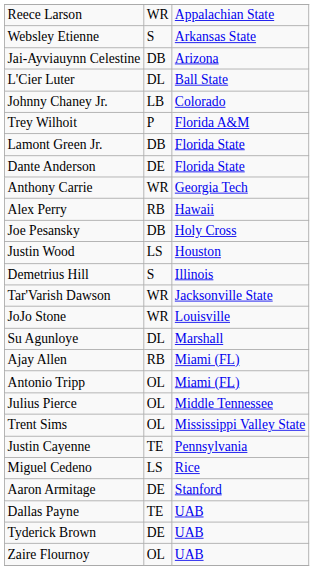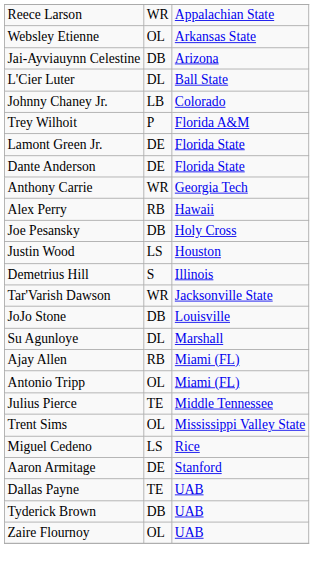(150, 36) S -> (156, 36) OL
(156, 144) DB -> (156, 144) DE
(158, 317) WR -> (156, 317) DB
(156, 403) OL -> (155, 403) TE
- row: (49, 446)
(156, 532) DE -> (156, 511) DB
